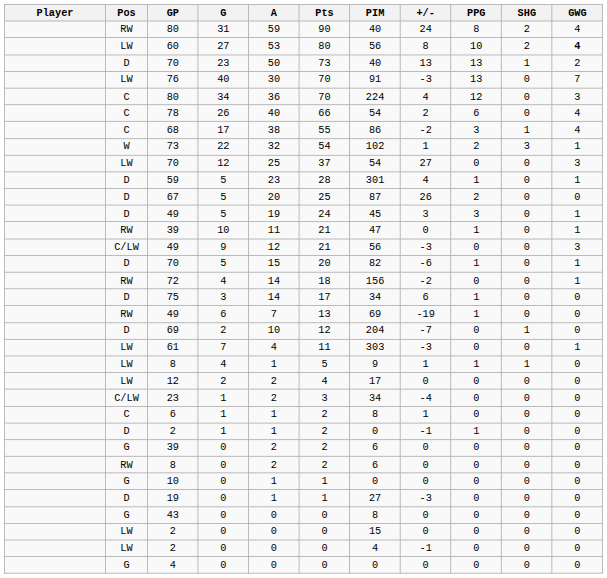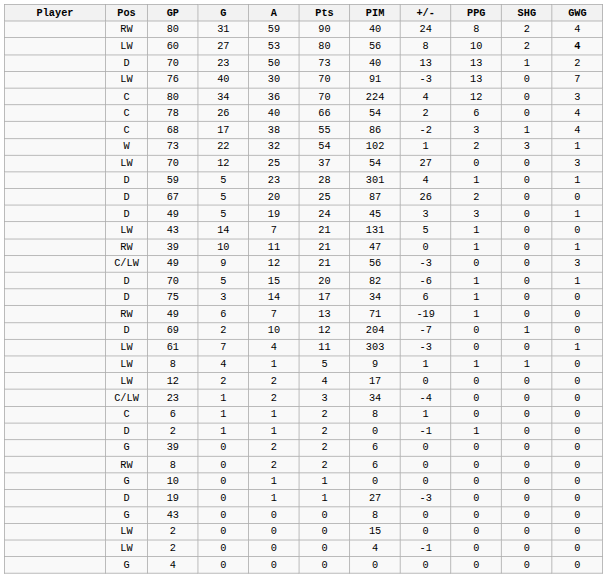+ row: (173, 230)
- row: (173, 281)
(375, 314) 69 -> (375, 314) 71
